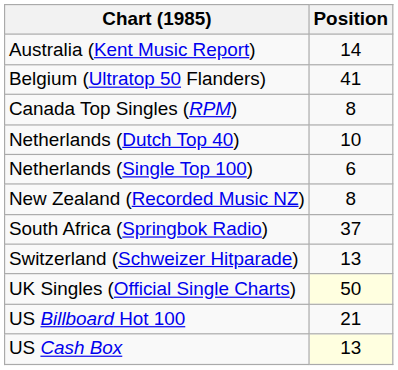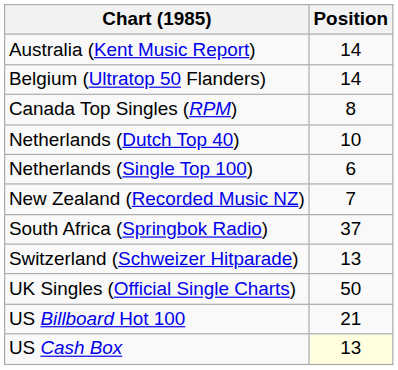(351, 79) 41 -> (351, 79) 14
(351, 199) 8 -> (351, 199) 7
(351, 288) lightyellow background -> (351, 288) no background
